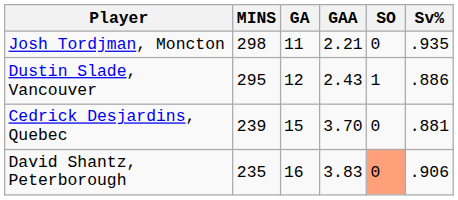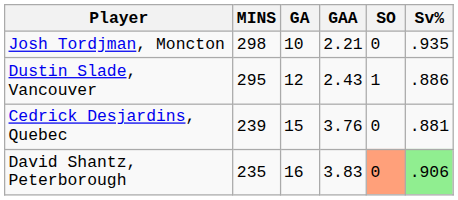(294, 45) 11 -> (294, 45) 10
(343, 126) 3.70 -> (343, 126) 3.76
(429, 172) no background -> (429, 172) lightgreen background
